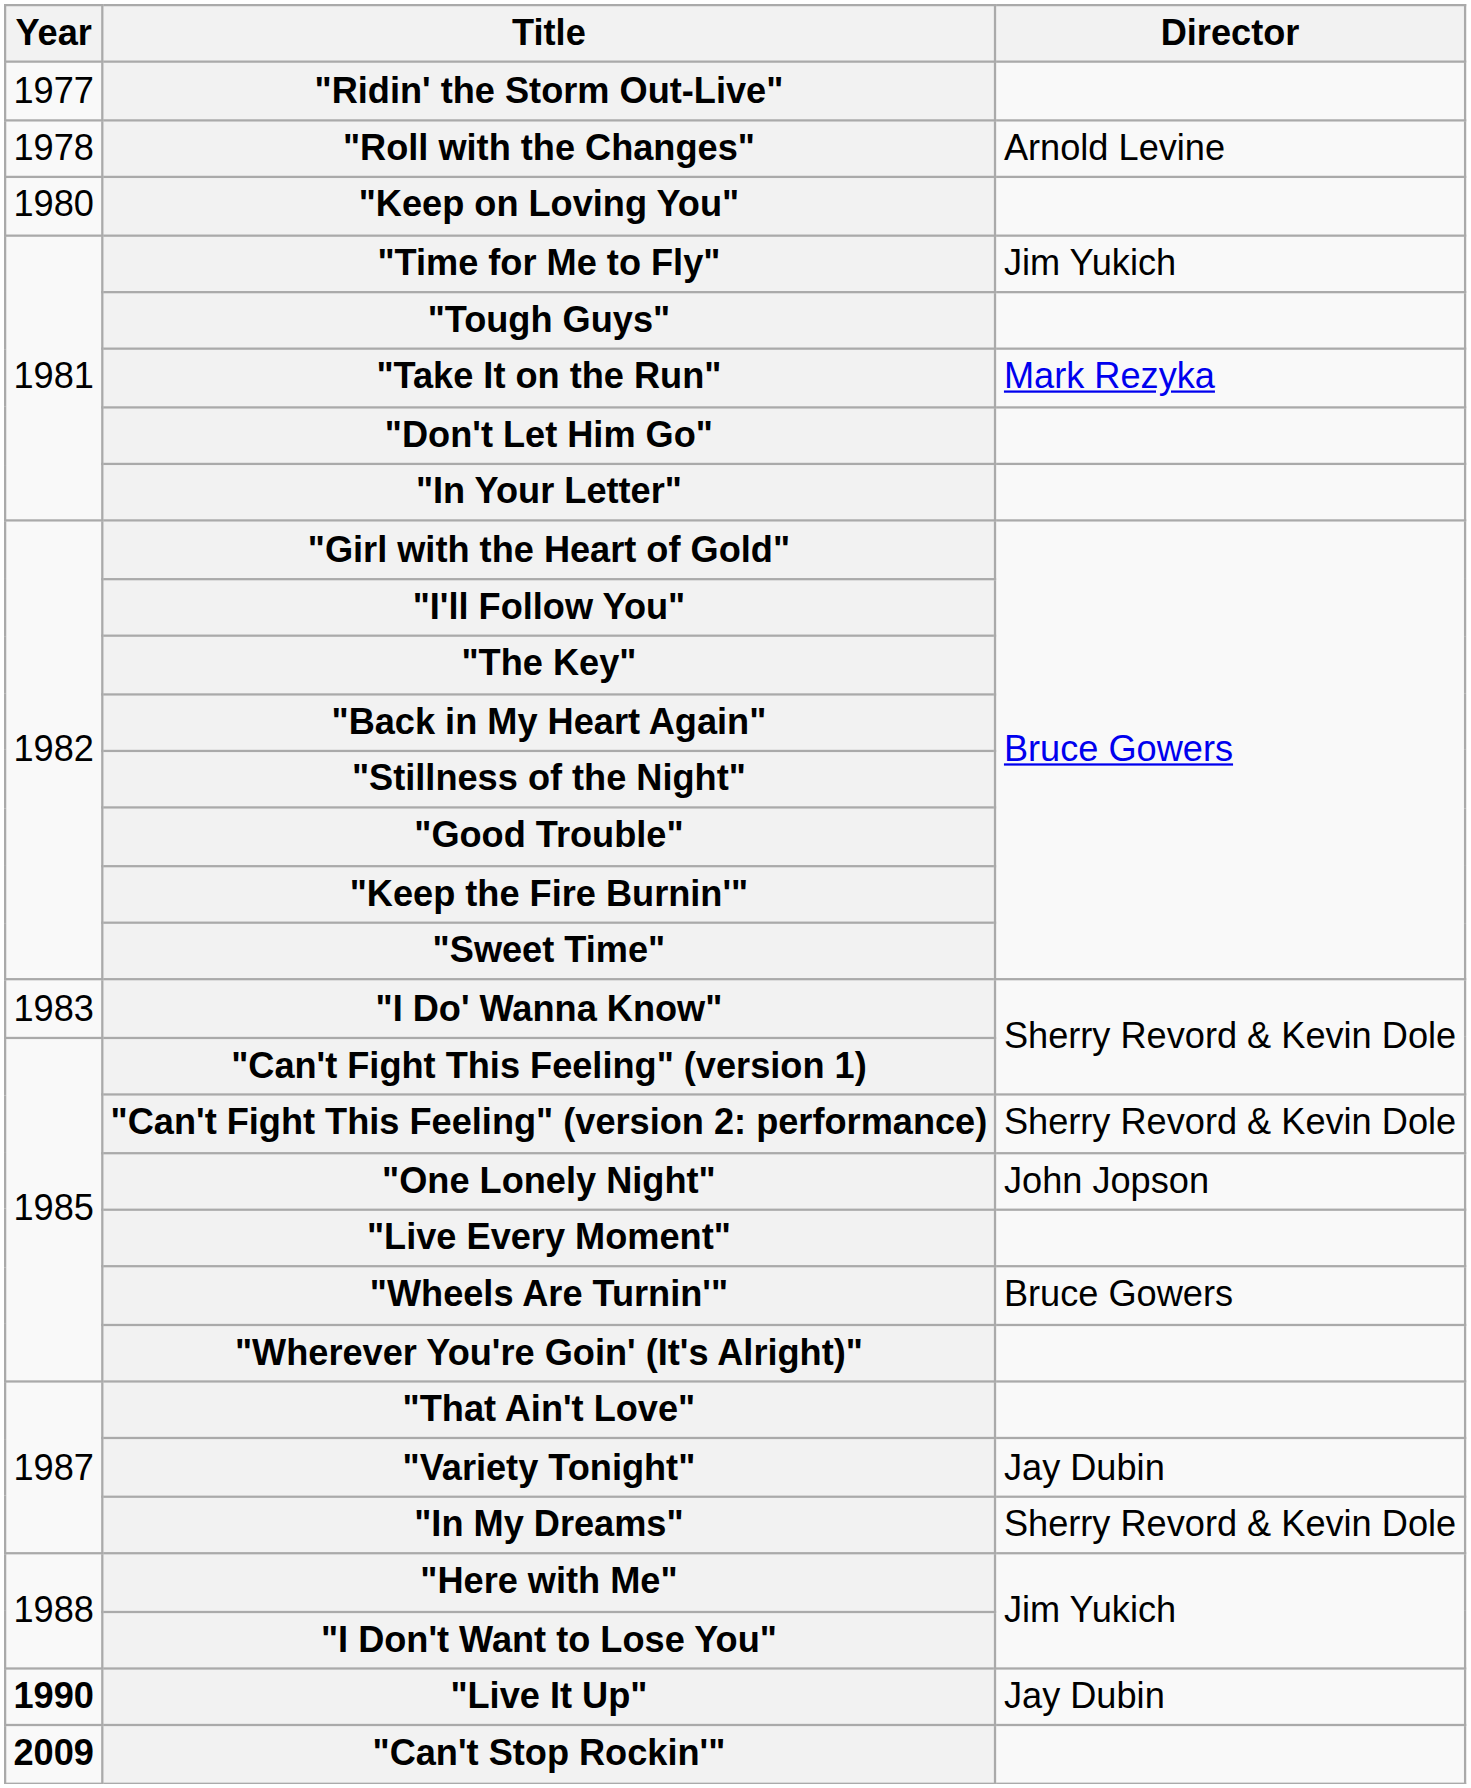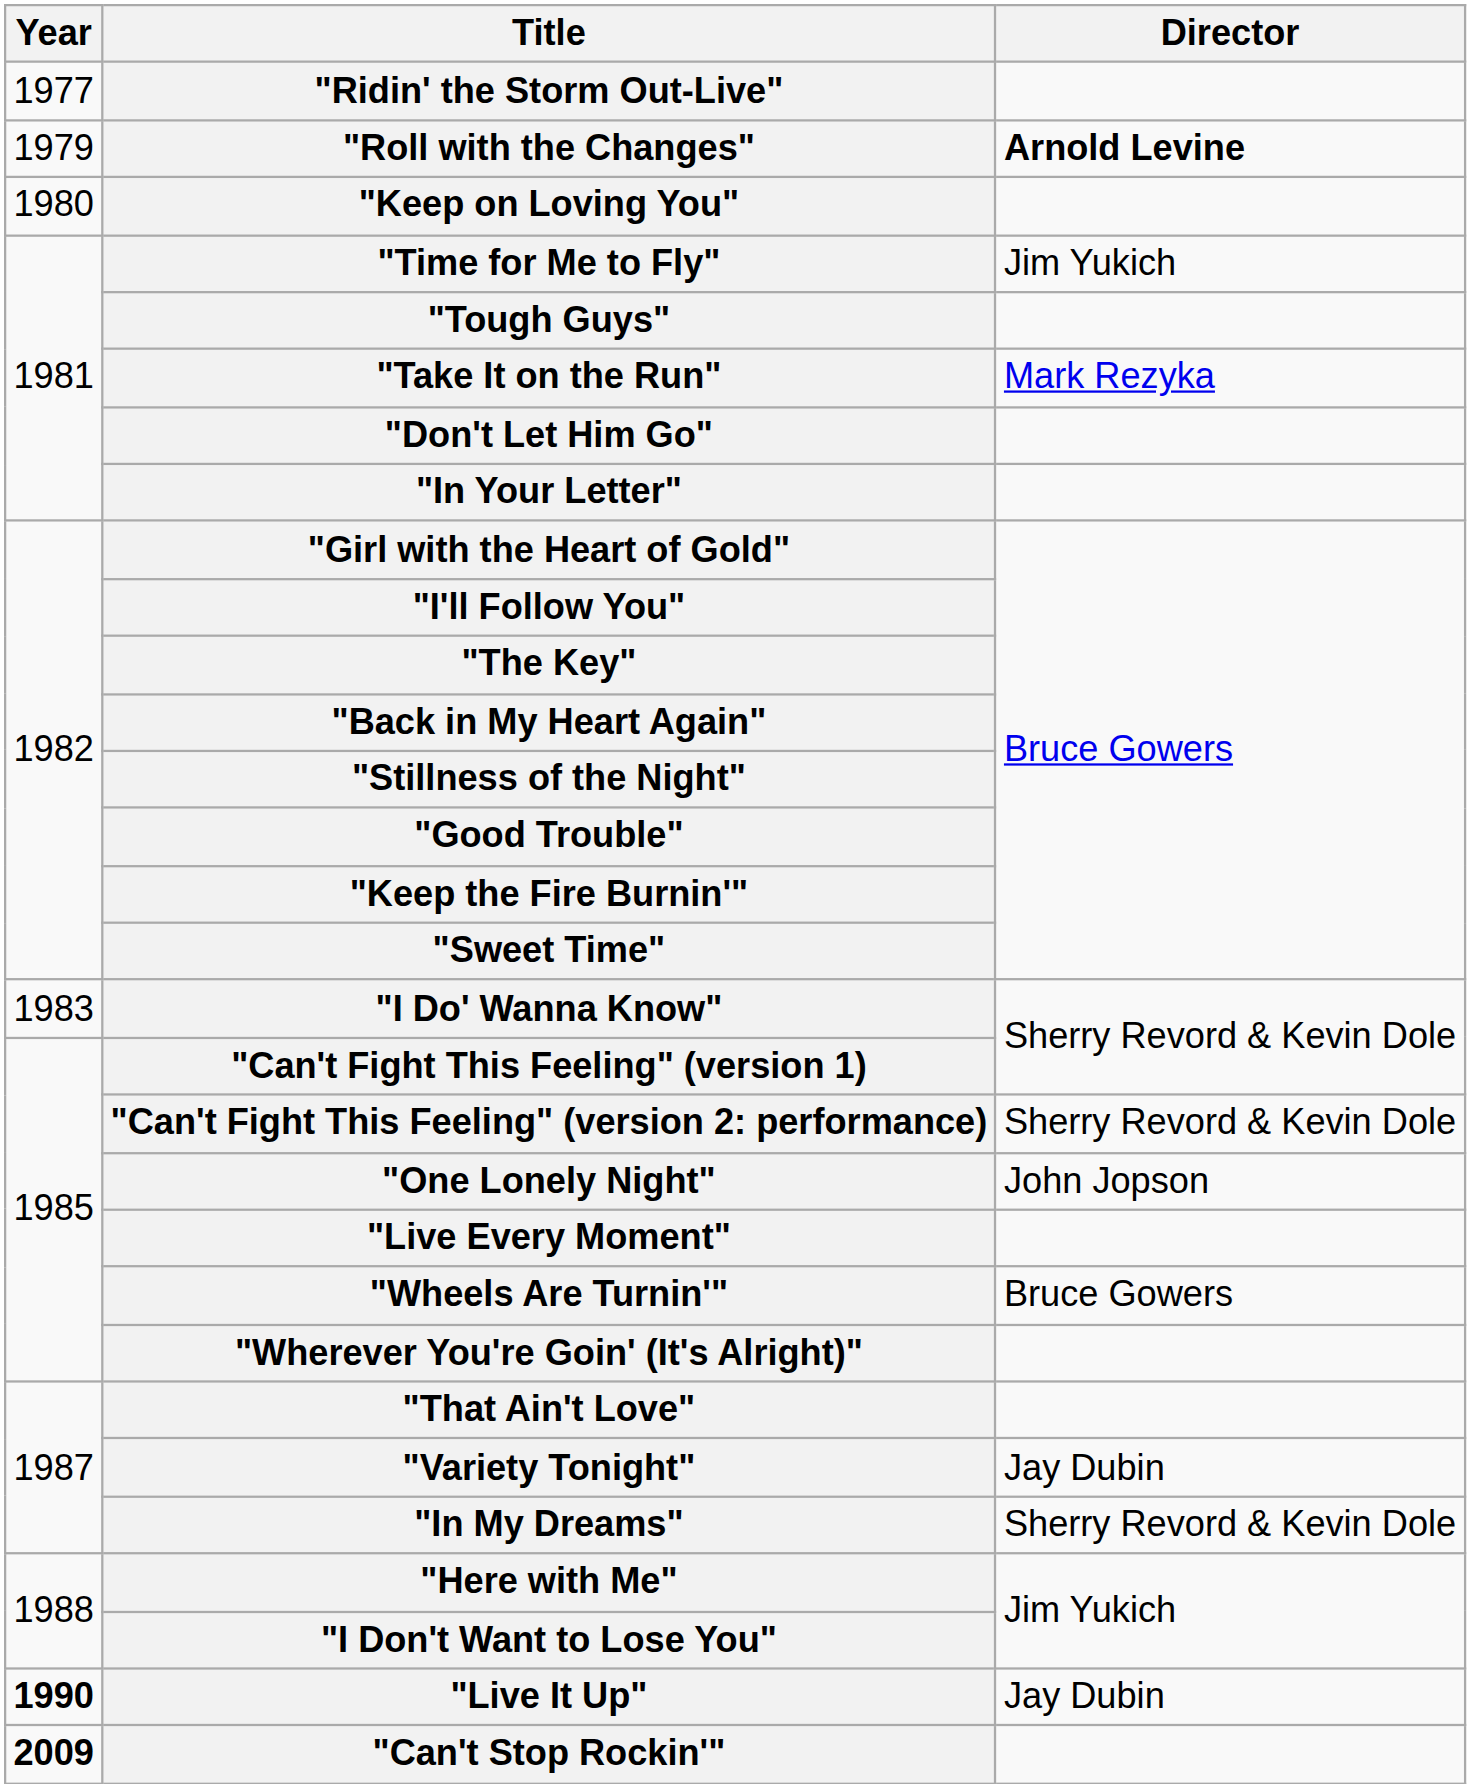(54, 147) 1978 -> (54, 147) 1979
(1115, 147) normal -> (1125, 147) bold
